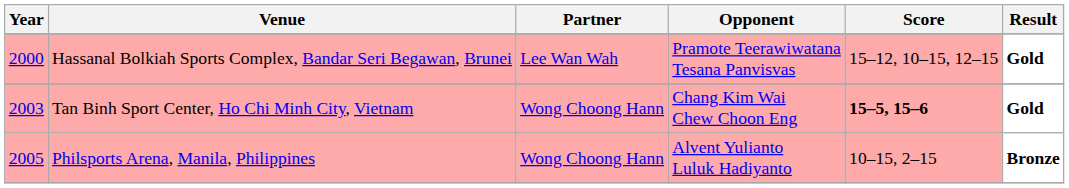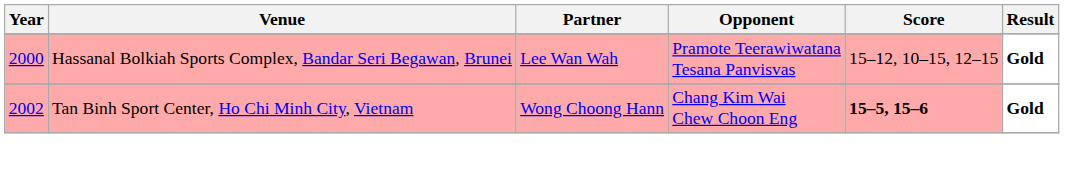(26, 108) 2003 -> (26, 108) 2002
- row: (184, 158)
